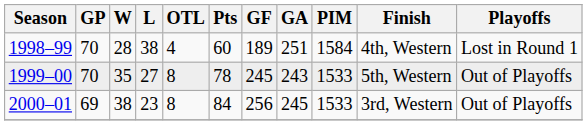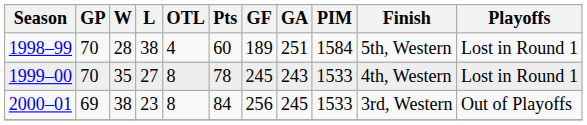(406, 47) 4th, Western -> (406, 47) 5th, Western
(406, 76) 5th, Western -> (406, 76) 4th, Western
(516, 76) Out of Playoffs -> (519, 76) Lost in Round 1
